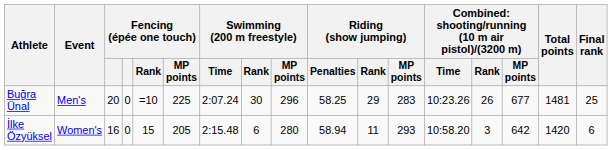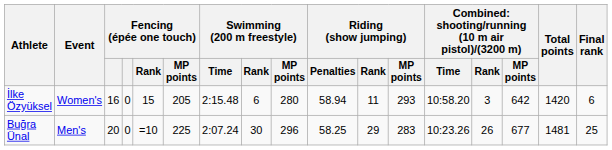rows swapped: (22, 101) <-> (29, 130)
